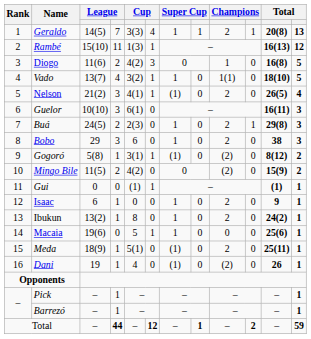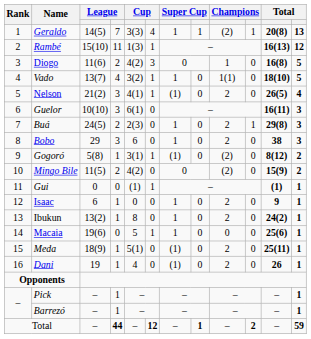(227, 32) 2 -> (227, 32) (2)
(227, 264) (2) -> (227, 264) 2
